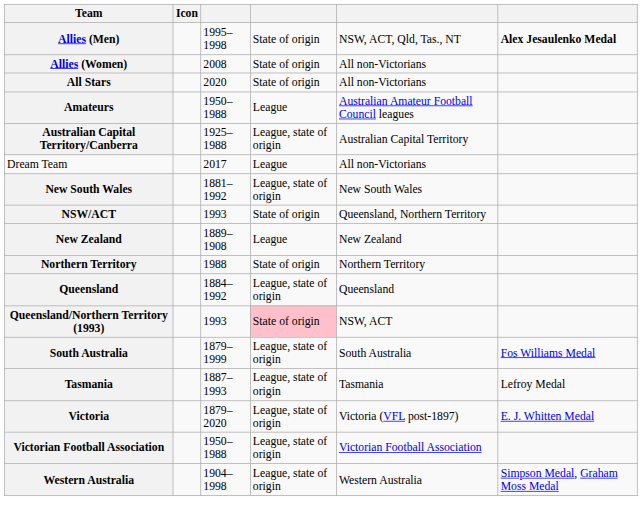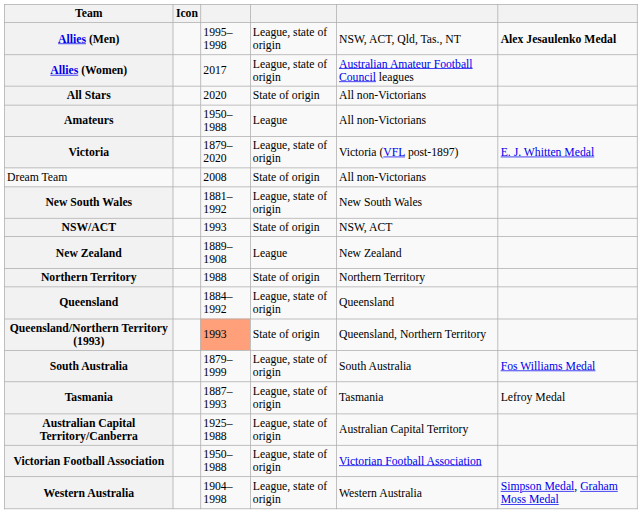(286, 38) State of origin -> (290, 38) League, state of origin
(215, 63) 2008 -> (215, 70) 2017
(286, 63) State of origin -> (290, 70) League, state of origin
(383, 63) All non-Victorians -> (406, 70) Australian Amateur Football Council leagues
(406, 107) Australian Amateur Football Council leagues -> (383, 120) All non-Victorians
rows swapped: (89, 139) <-> (89, 416)
(215, 164) 2017 -> (215, 177) 2008
(270, 164) League -> (286, 177) State of origin
(413, 214) Queensland, Northern Territory -> (366, 227) NSW, ACT
(215, 321) no background -> (215, 334) lightsalmon background
(286, 321) pink background -> (286, 334) no background
(366, 321) NSW, ACT -> (413, 334) Queensland, Northern Territory
